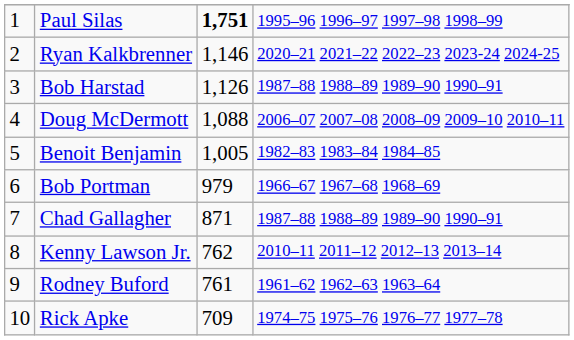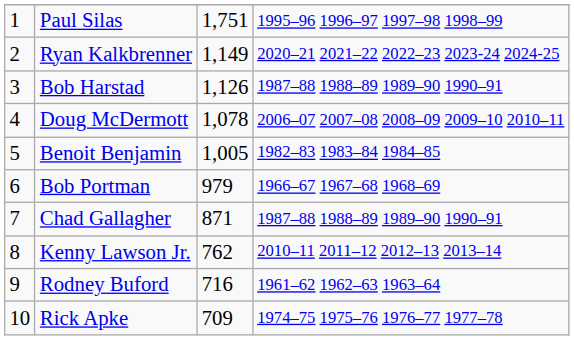(225, 20) bold -> (225, 20) normal
(225, 53) 1,146 -> (225, 53) 1,149
(225, 119) 1,088 -> (225, 119) 1,078
(217, 284) 761 -> (217, 284) 716
